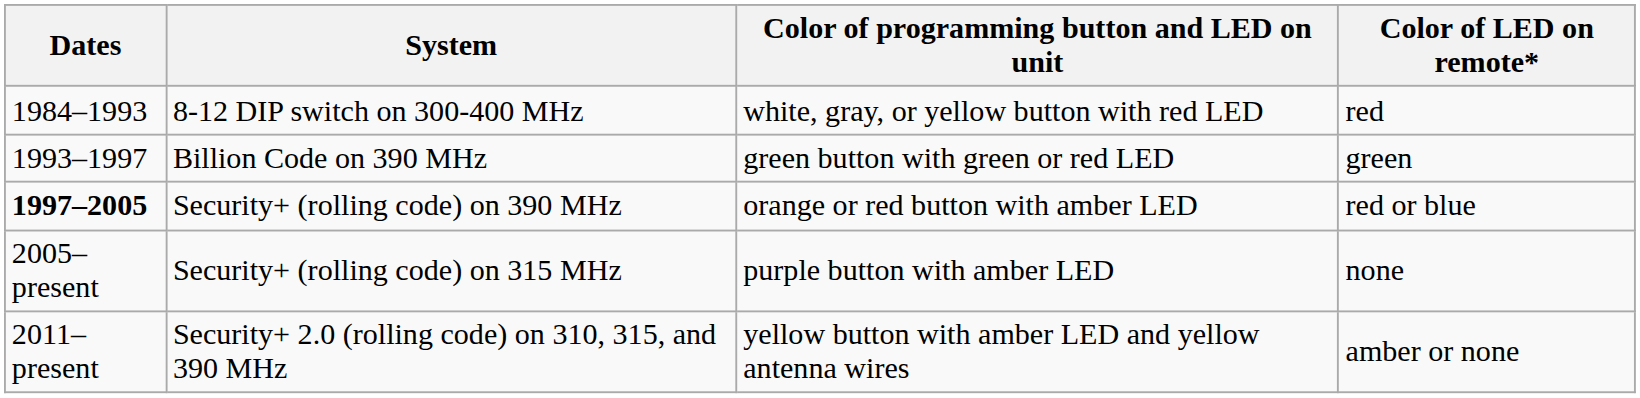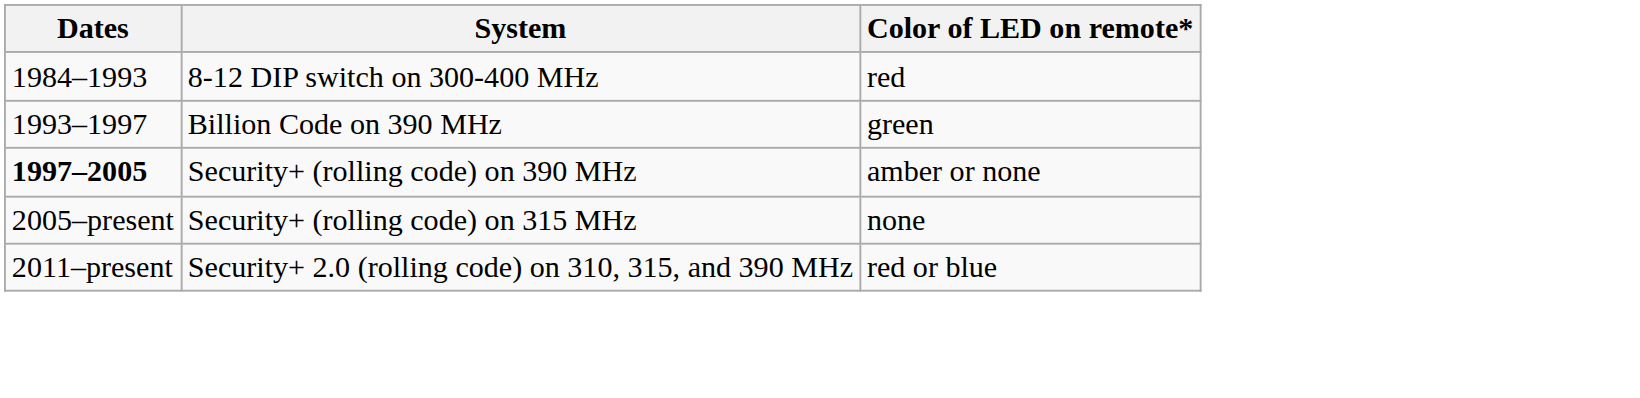- column: (1037, 45)
(1411, 205) red or blue -> (954, 171) amber or none
(1432, 351) amber or none -> (932, 266) red or blue
